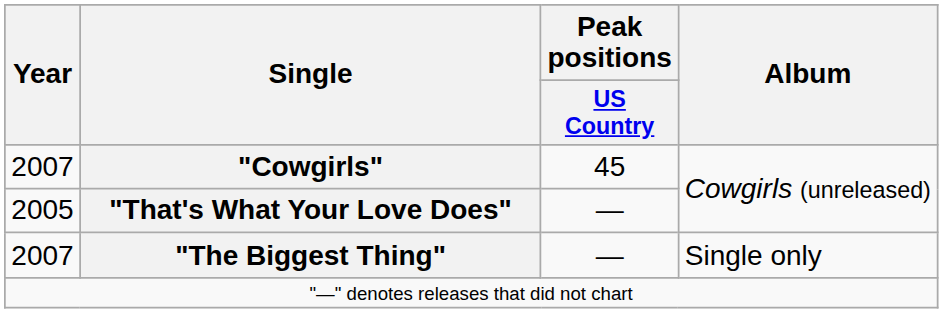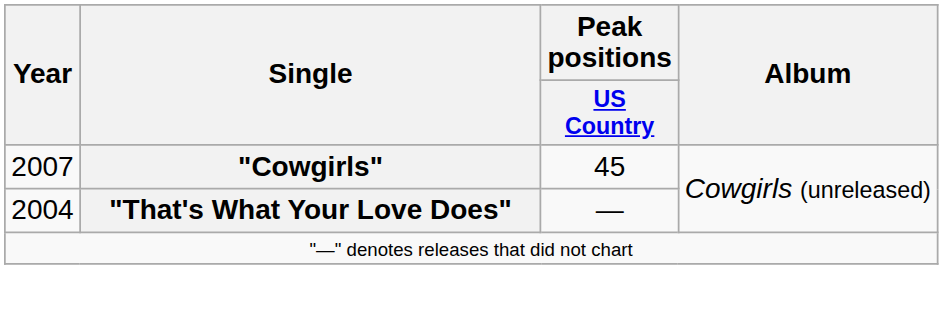(42, 210) 2005 -> (42, 210) 2004
- row: (311, 254)
